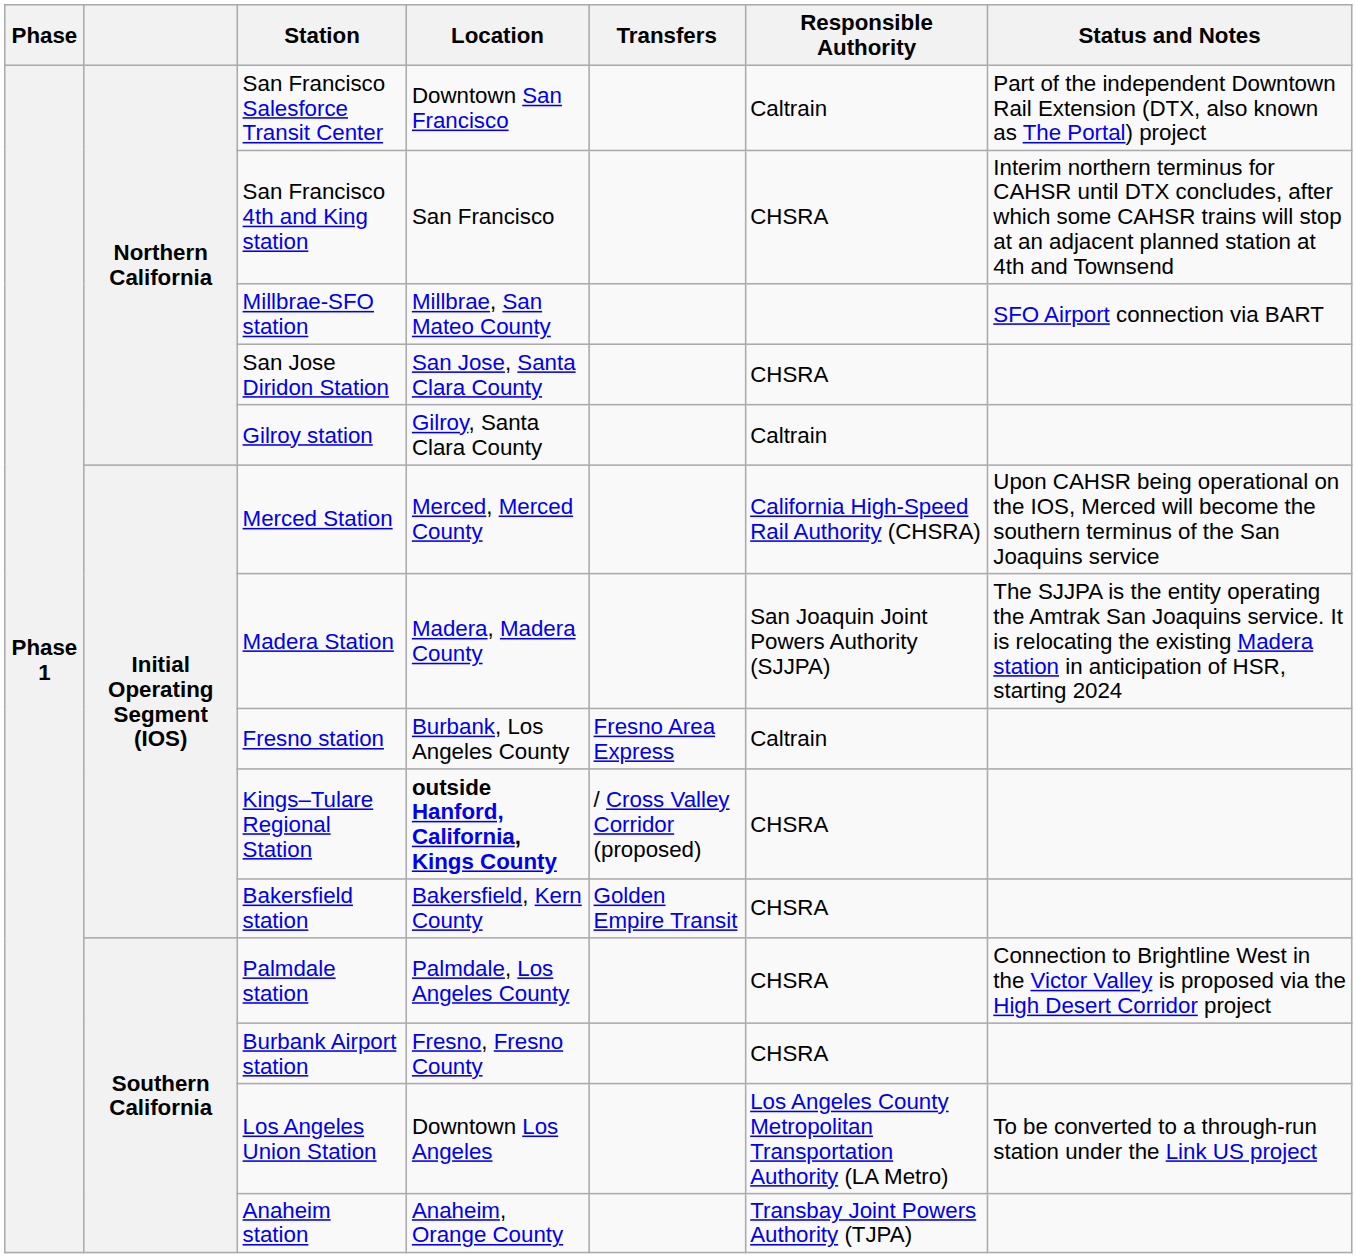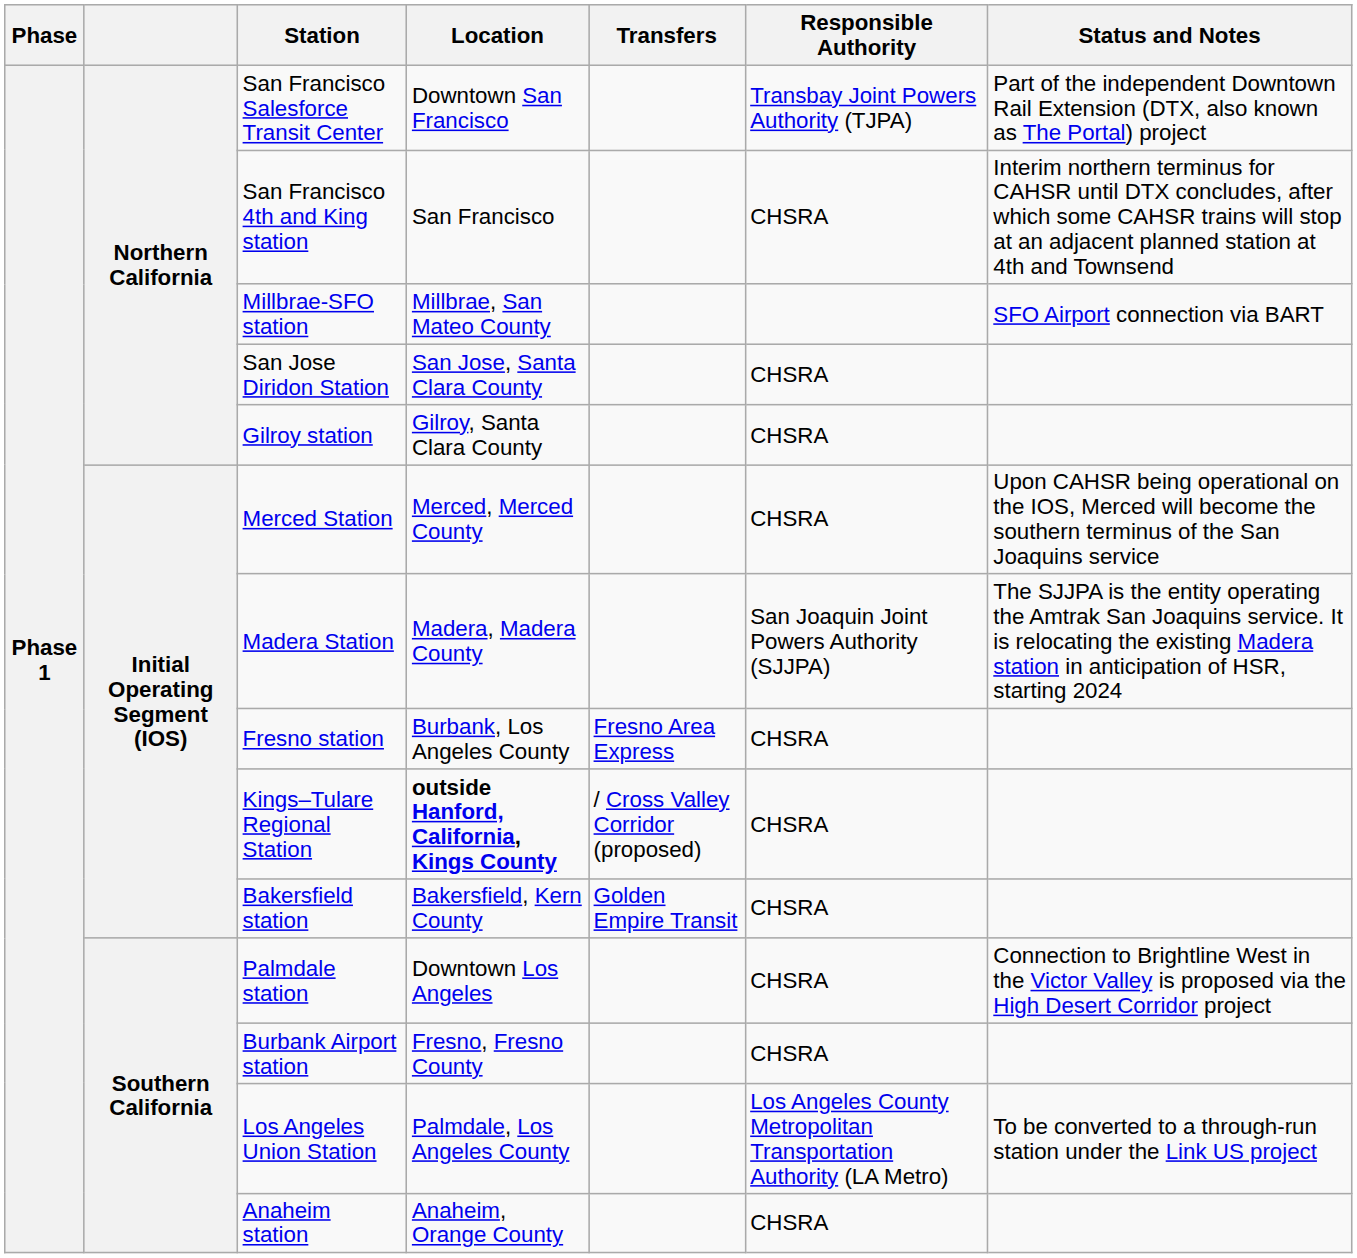(789, 108) Caltrain -> (863, 108) Transbay Joint Powers Authority (TJPA)
(789, 435) Caltrain -> (789, 435) CHSRA
(865, 520) California High-Speed Rail Authority (CHSRA) -> (789, 520) CHSRA
(789, 739) Caltrain -> (789, 739) CHSRA
(491, 981) Palmdale, Los Angeles County -> (485, 981) Downtown Los Angeles
(485, 1138) Downtown Los Angeles -> (491, 1138) Palmdale, Los Angeles County
(863, 1223) Transbay Joint Powers Authority (TJPA) -> (789, 1223) CHSRA
